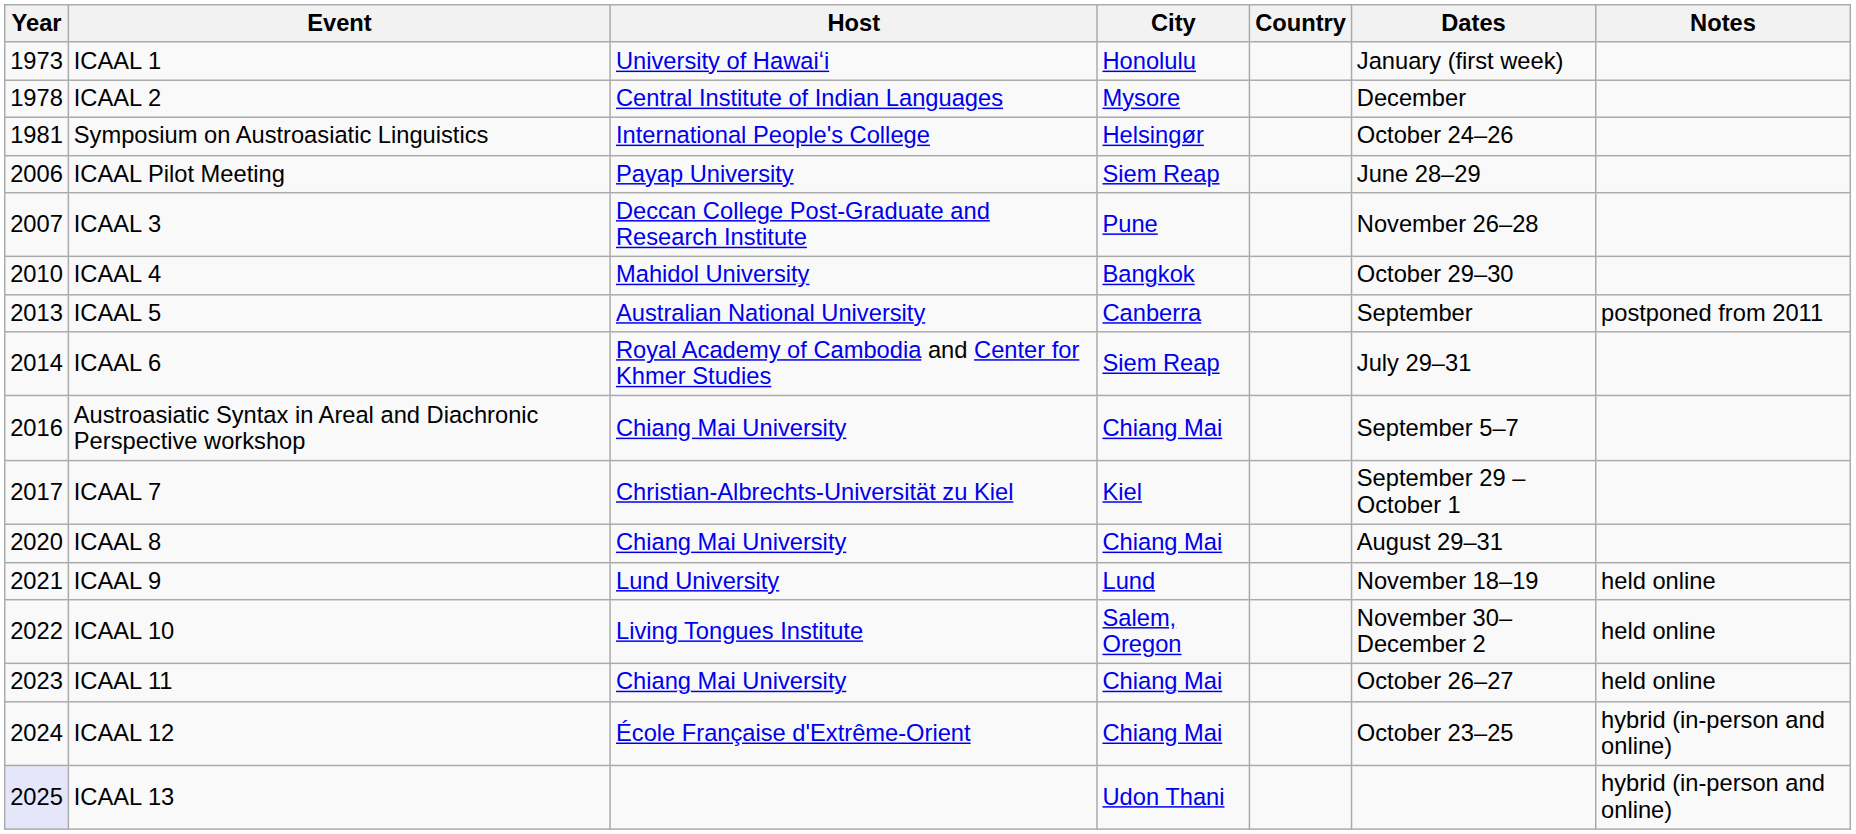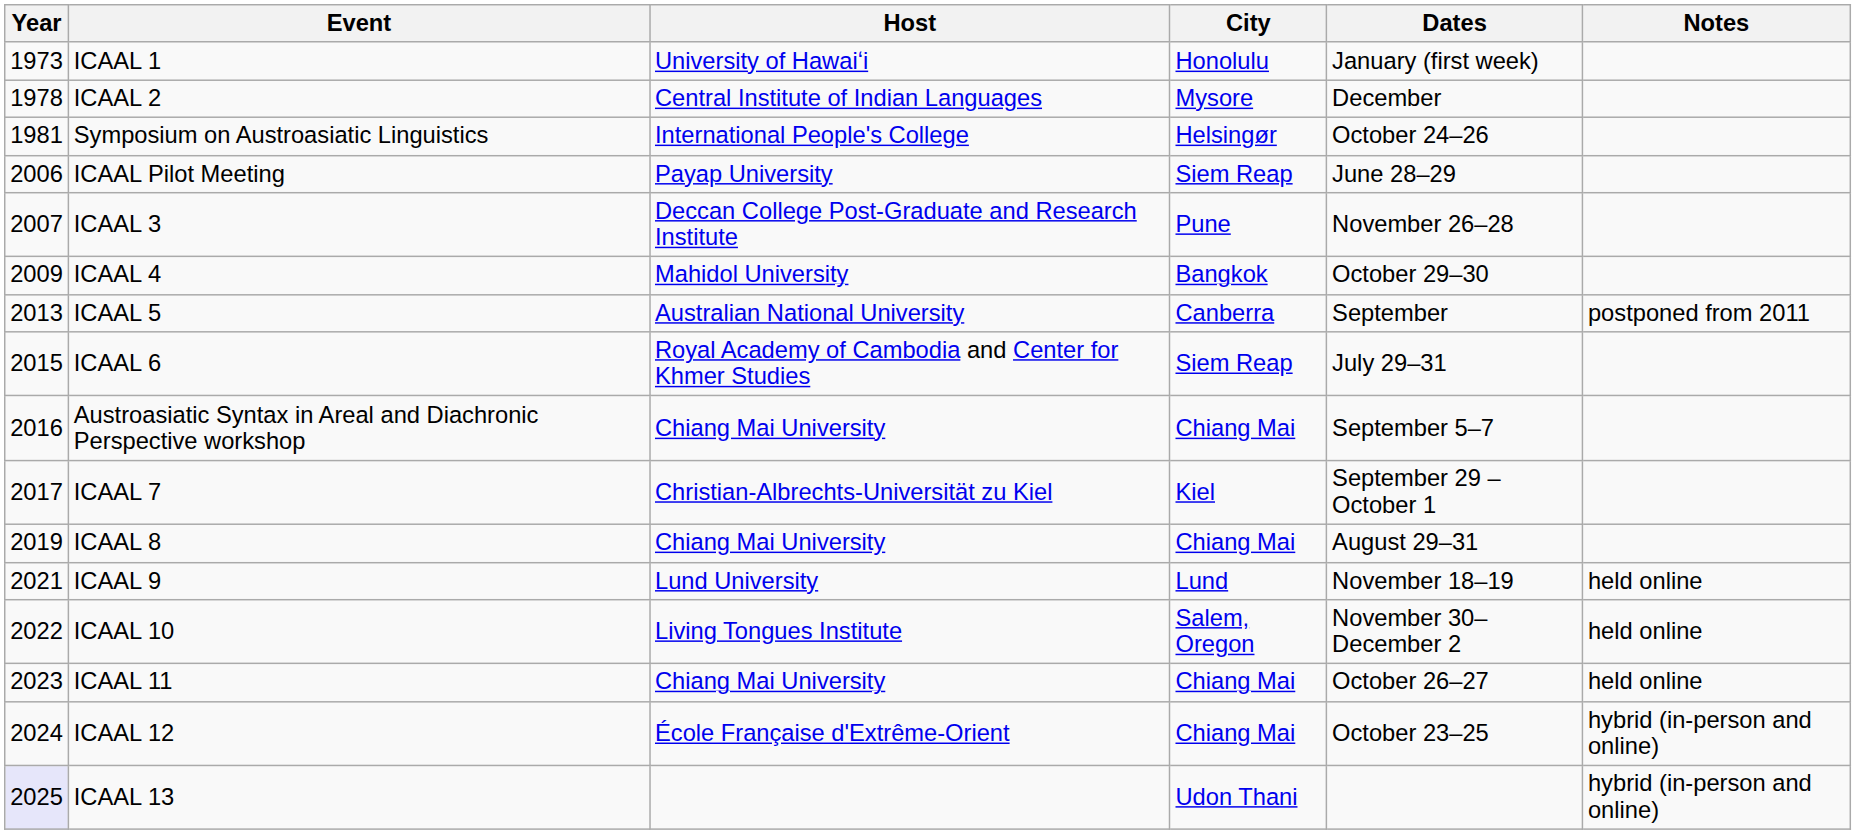- column: (1301, 23)
(37, 275) 2010 -> (37, 275) 2009
(37, 363) 2014 -> (37, 363) 2015
(37, 542) 2020 -> (37, 542) 2019
